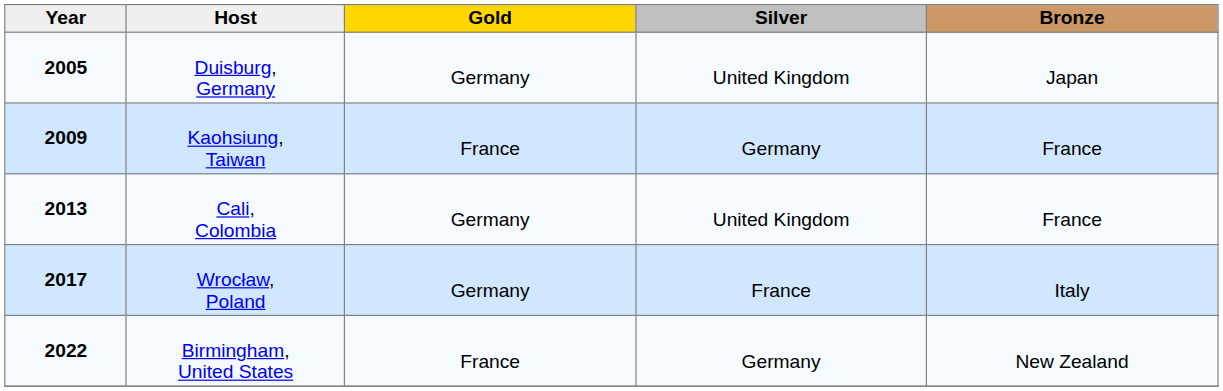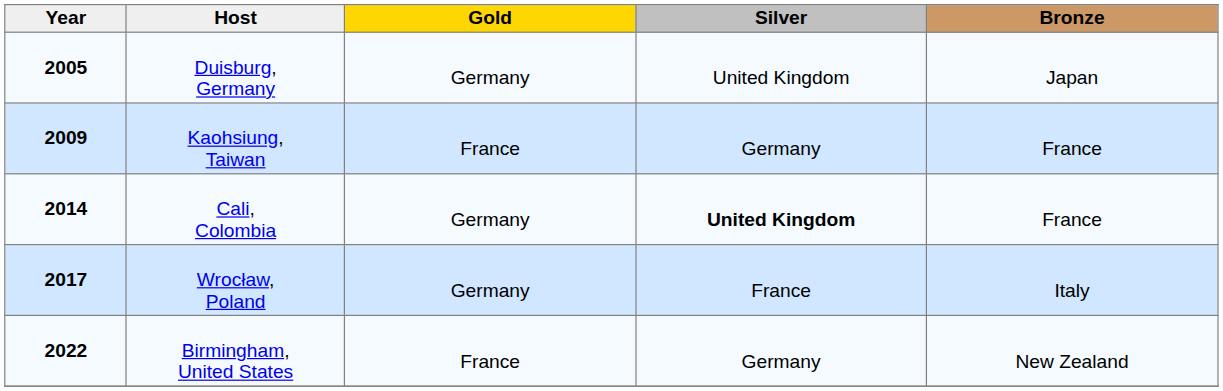(66, 209) 2013 -> (66, 209) 2014
(781, 219) normal -> (781, 219) bold
